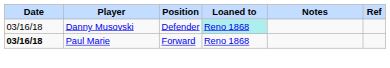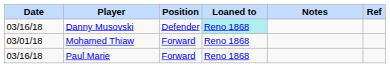+ row: (100, 41)
(24, 41) bold -> (24, 56) normal
